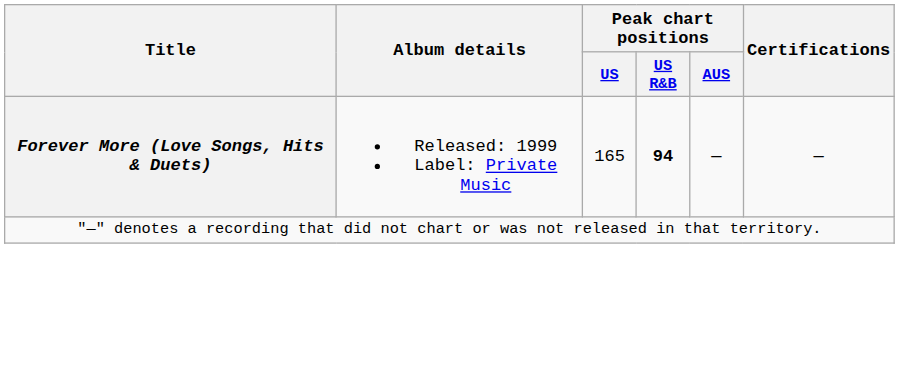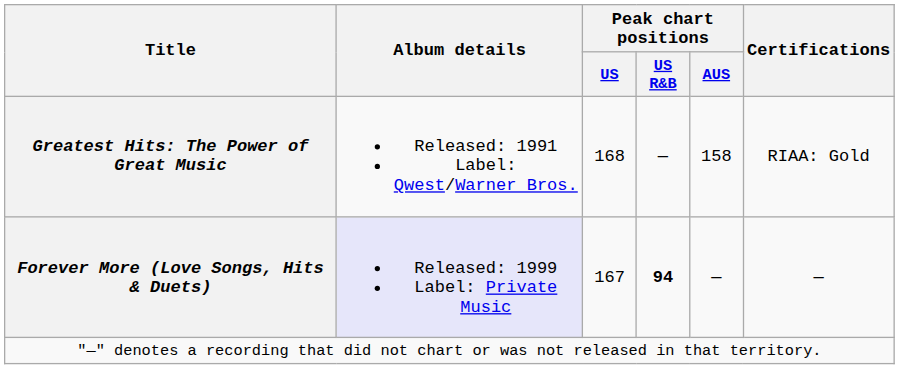+ row: (170, 157)
(460, 166) no background -> (460, 287) lavender background
(610, 157) 165 -> (610, 277) 167
